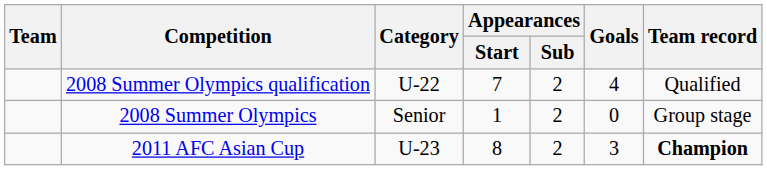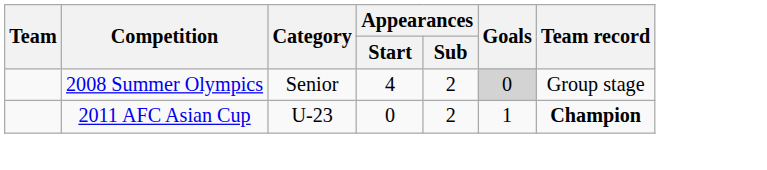- row: (218, 84)
(497, 116) 1 -> (390, 84) 4
(614, 116) no background -> (507, 84) lightgrey background
(497, 148) 8 -> (390, 116) 0
(614, 148) 3 -> (507, 116) 1
